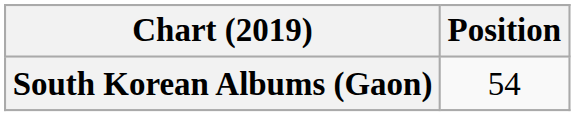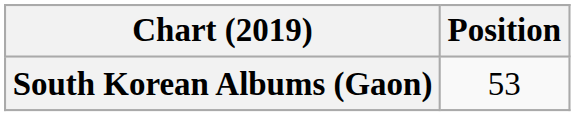(504, 82) 54 -> (504, 82) 53
